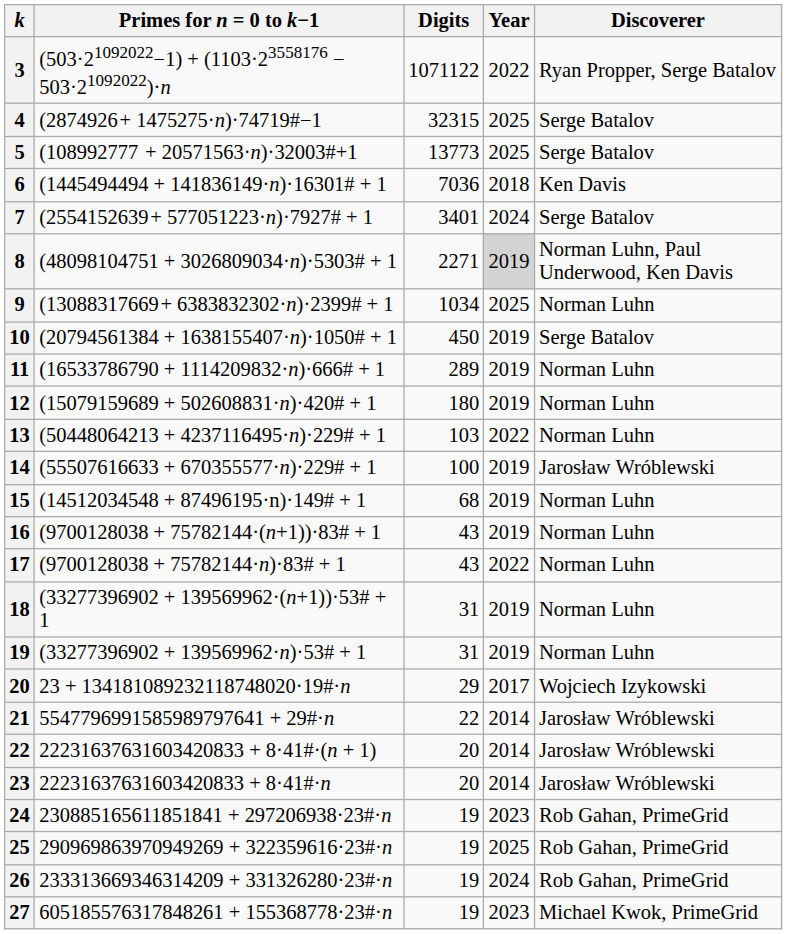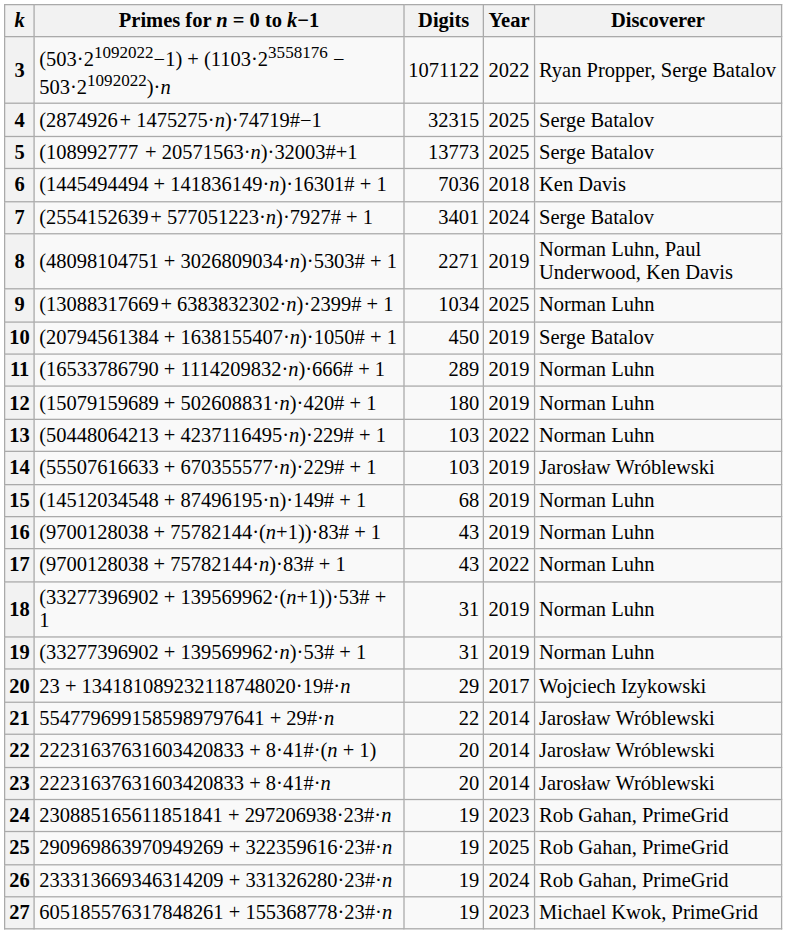(509, 261) lightgrey background -> (509, 261) no background
(464, 467) 100 -> (464, 467) 103
